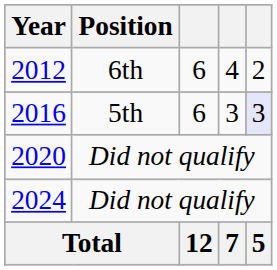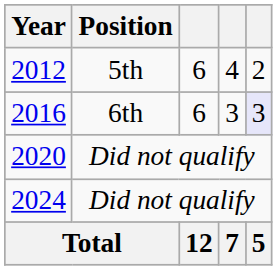(126, 69) 6th -> (126, 69) 5th
(126, 112) 5th -> (126, 112) 6th
